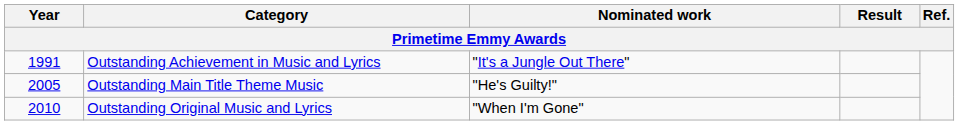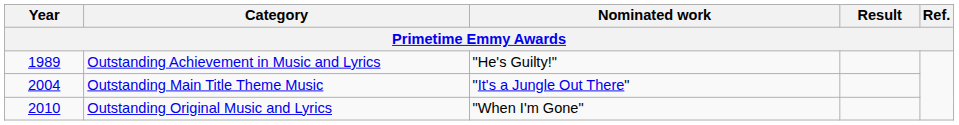(44, 62) 1991 -> (44, 62) 1989
(551, 62) "It's a Jungle Out There" -> (515, 62) "He's Guilty!"
(44, 85) 2005 -> (44, 85) 2004
(515, 85) "He's Guilty!" -> (551, 85) "It's a Jungle Out There"
